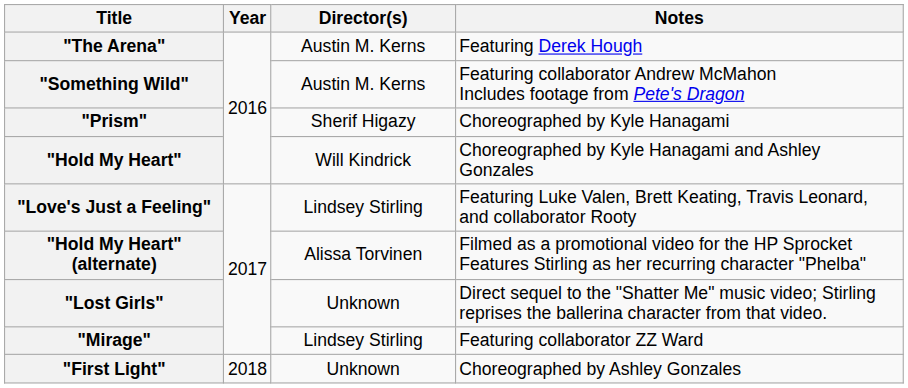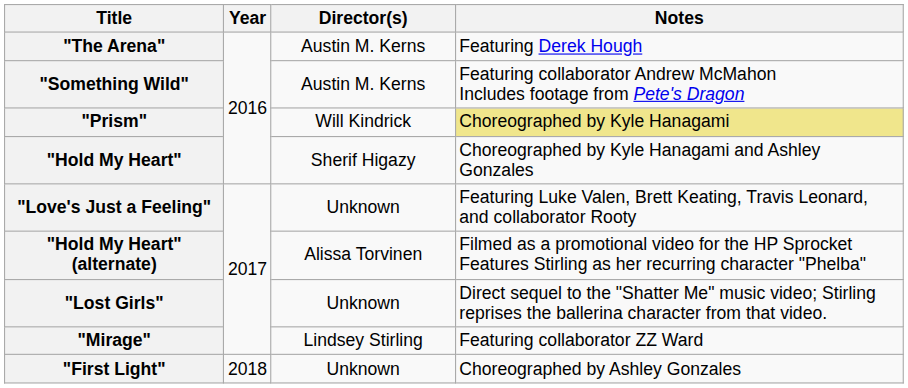(363, 121) Sherif Higazy -> (363, 121) Will Kindrick
(594, 121) no background -> (594, 121) khaki background
(363, 159) Will Kindrick -> (363, 159) Sherif Higazy
(363, 207) Lindsey Stirling -> (363, 207) Unknown
